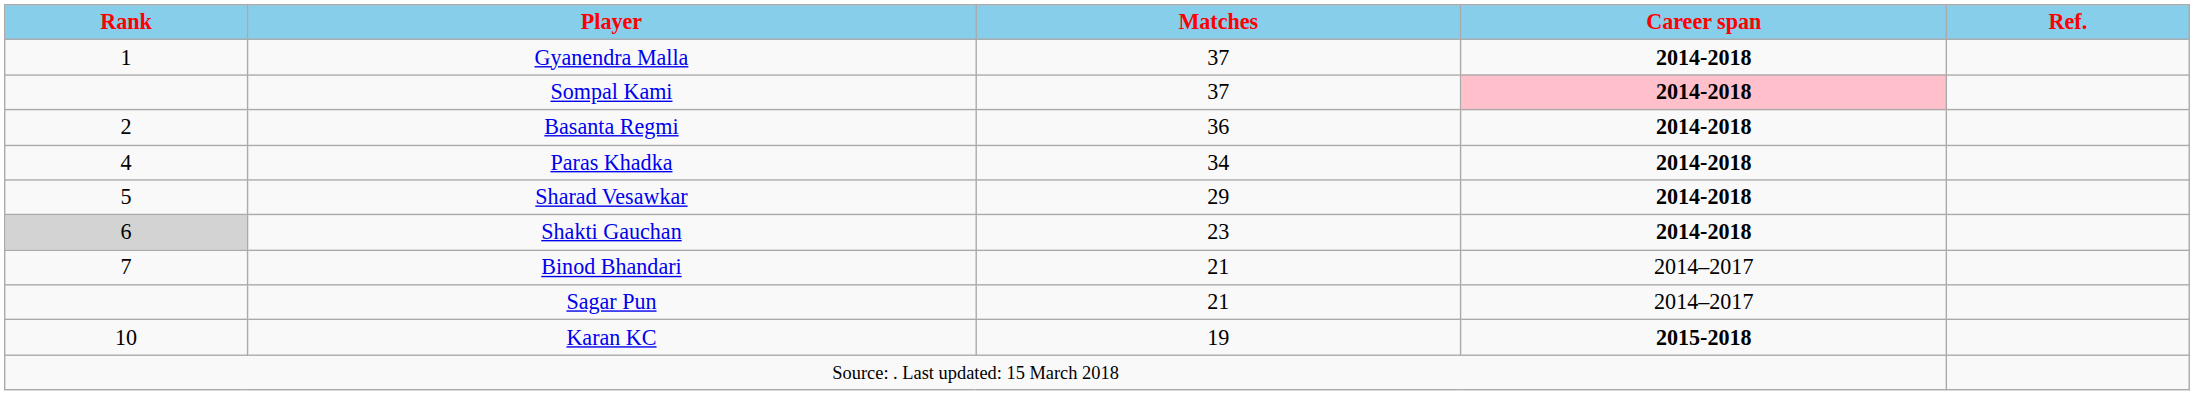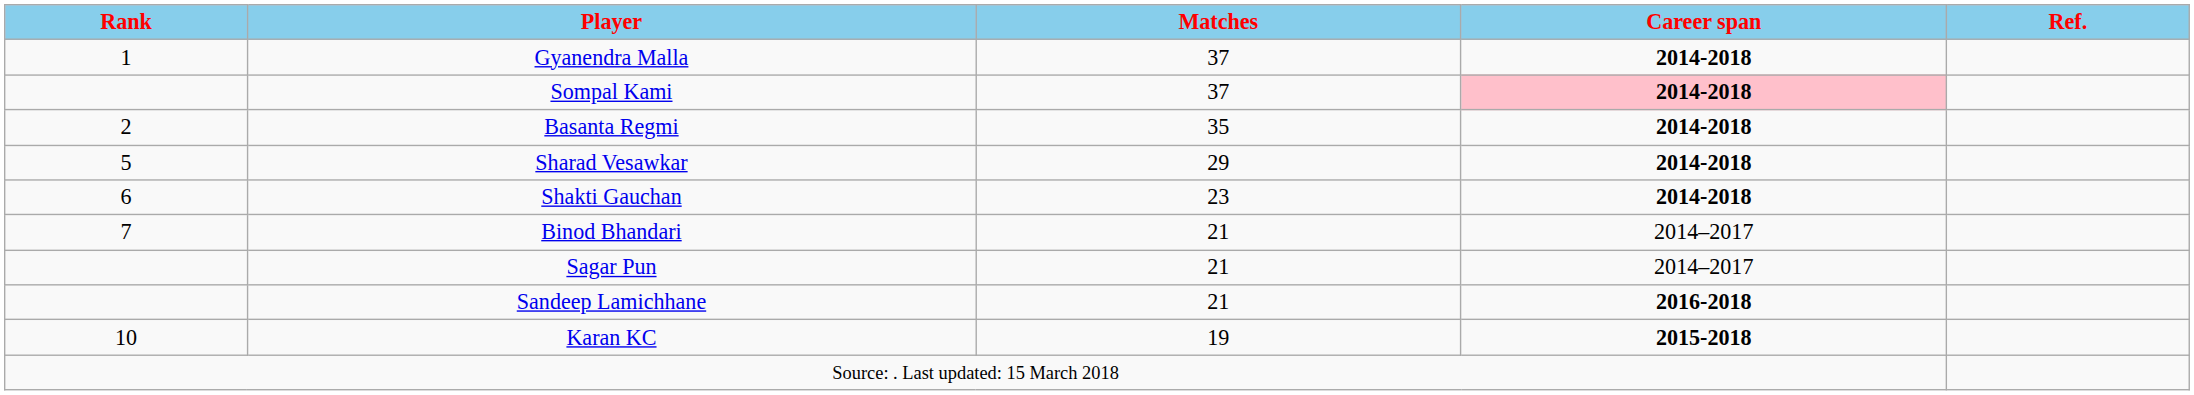(1218, 127) 36 -> (1218, 127) 35
- row: (611, 162)
(126, 232) lightgrey background -> (126, 197) no background
+ row: (611, 302)
